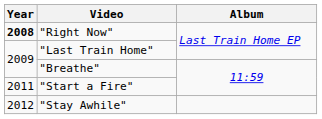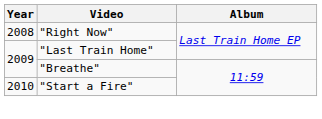(21, 32) bold -> (21, 32) normal
(21, 86) 2011 -> (21, 86) 2010
- row: (83, 105)
